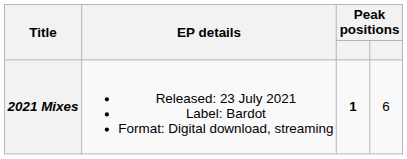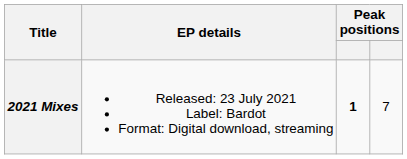(386, 106) 6 -> (386, 106) 7
